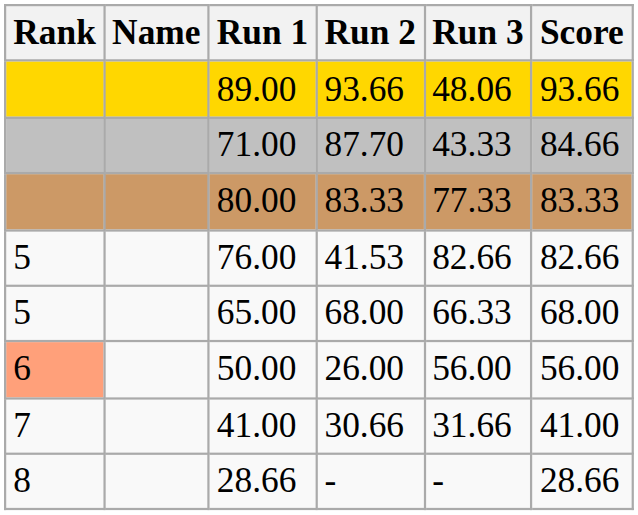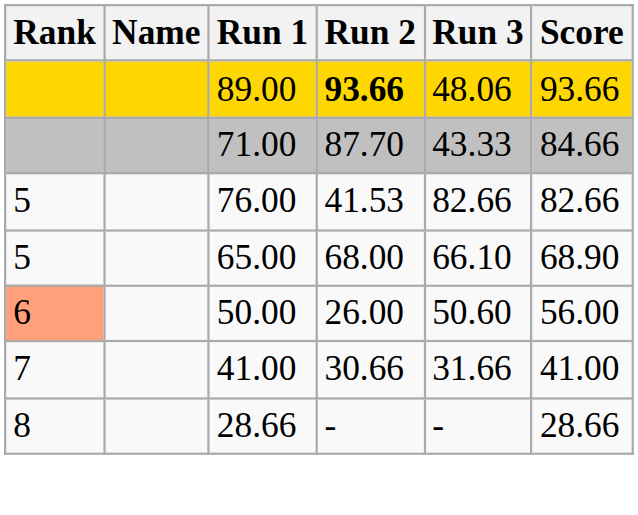(364, 88) normal -> (364, 88) bold
- row: (257, 200)
(472, 312) 66.33 -> (472, 256) 66.10
(580, 312) 68.00 -> (580, 256) 68.90
(472, 369) 56.00 -> (472, 312) 50.60
